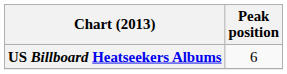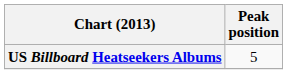(254, 56) 6 -> (254, 56) 5
